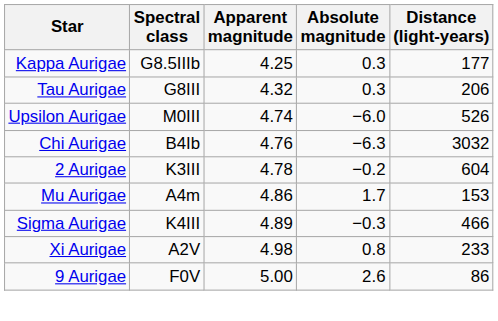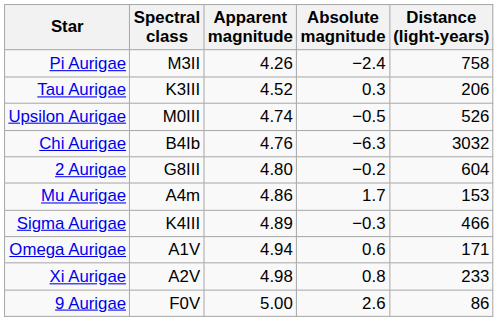- row: (71, 63)
+ row: (88, 63)
(182, 90) G8III -> (183, 90) K3III
(276, 90) 4.32 -> (276, 90) 4.52
(369, 116) −6.0 -> (369, 116) −0.5
(183, 169) K3III -> (182, 169) G8III
(276, 169) 4.78 -> (276, 169) 4.80
+ row: (68, 249)
